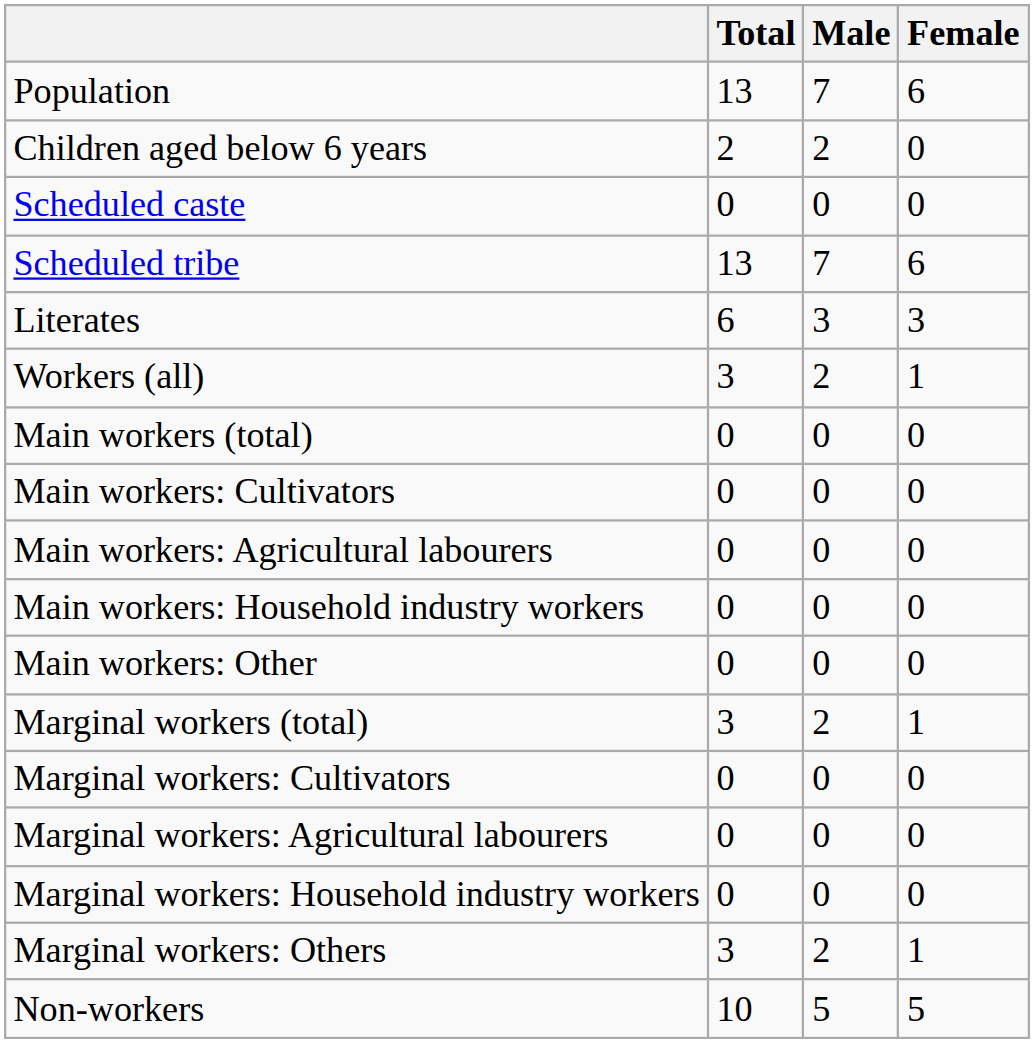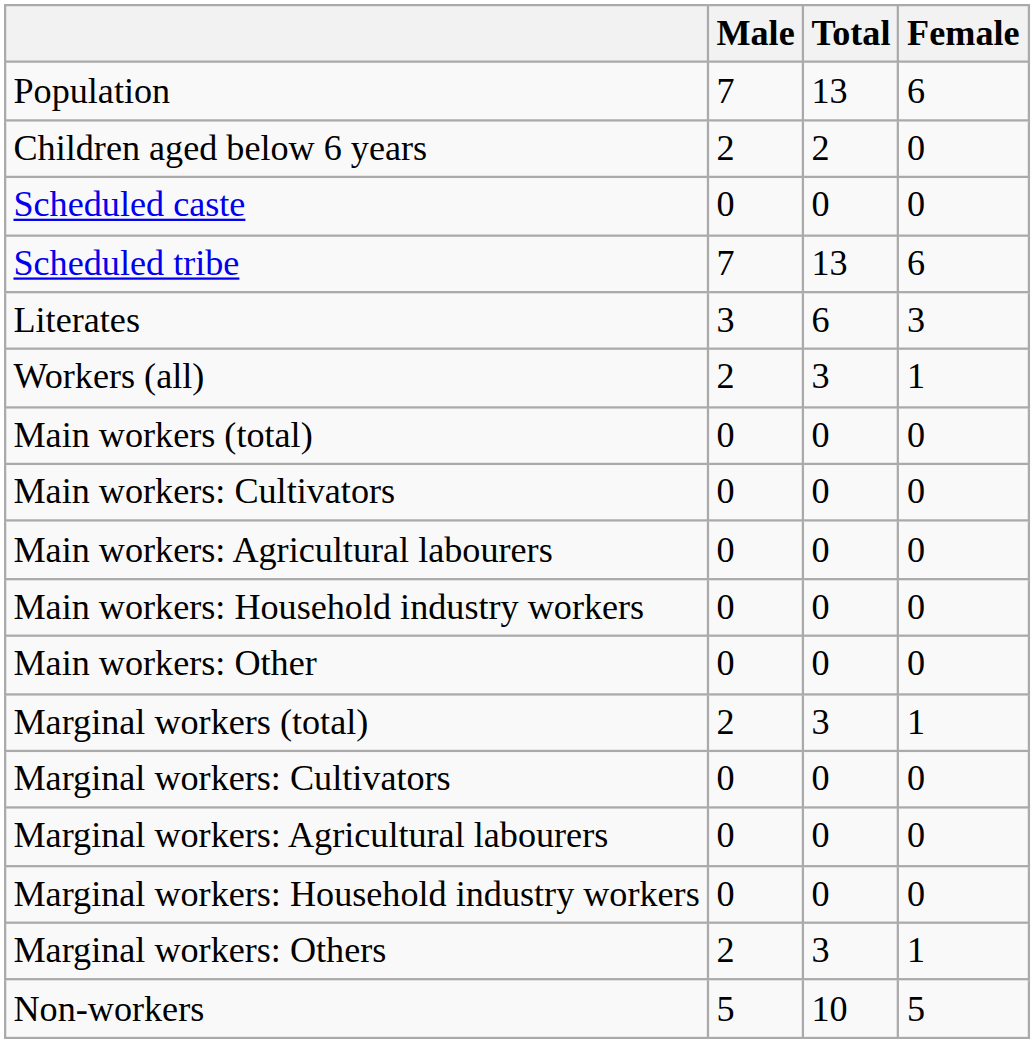columns swapped: (756, 33) <-> (851, 33)
